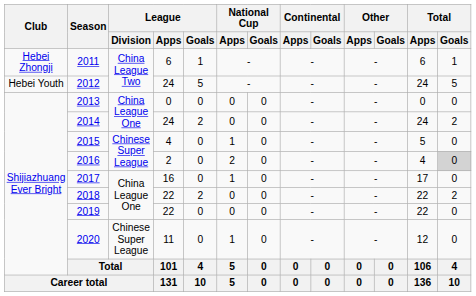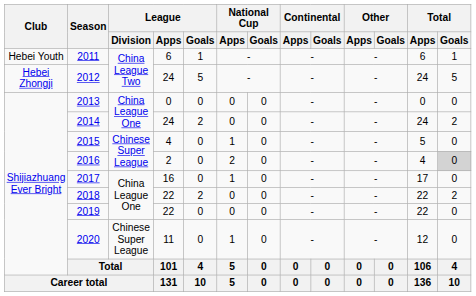(36, 62) Hebei Zhongji -> (36, 56) Hebei Youth
(36, 84) Hebei Youth -> (36, 78) Hebei Zhongji
